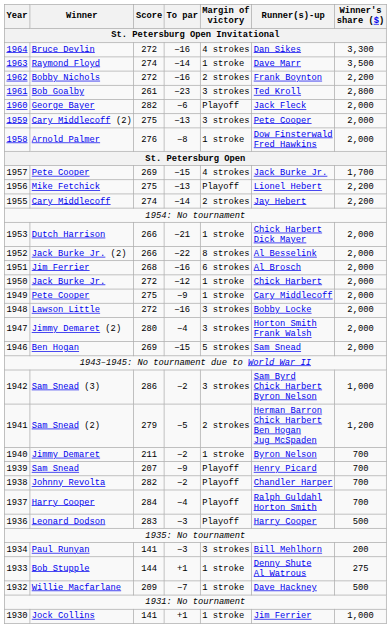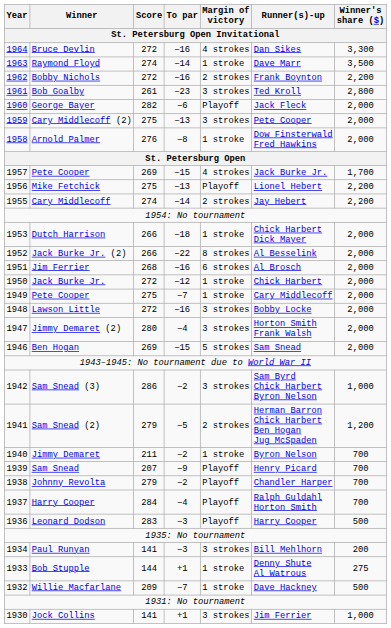(182, 235) −21 -> (182, 235) −18
(182, 296) −9 -> (182, 296) −7
(149, 483) 282 -> (149, 483) 279
(223, 617) 1 stroke -> (226, 617) 3 strokes
